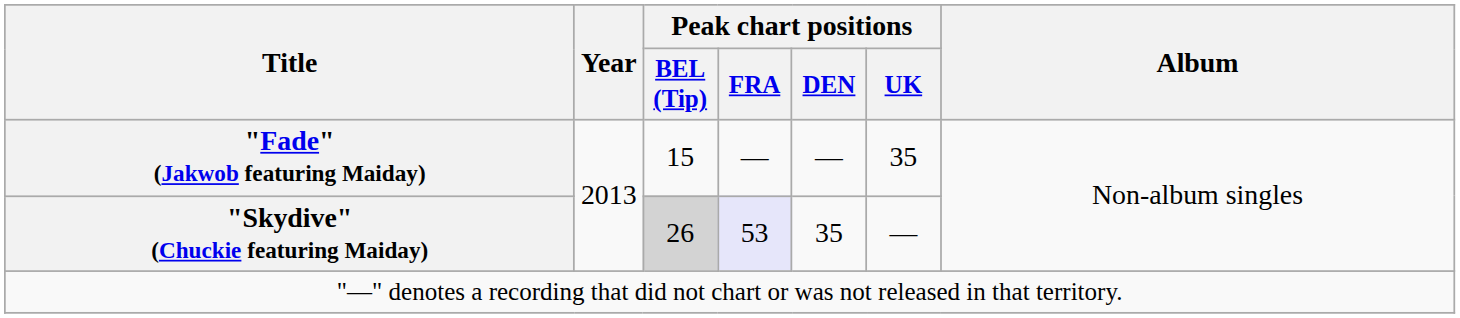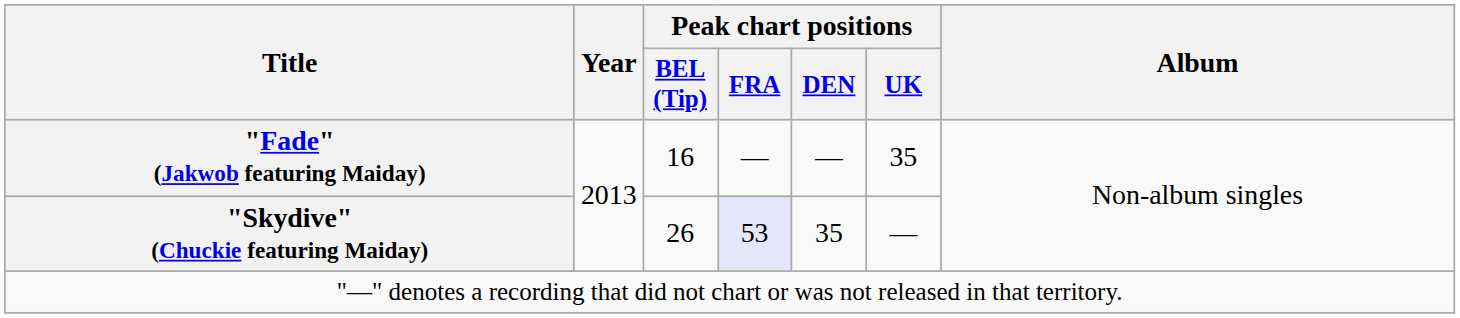(680, 157) 15 -> (680, 157) 16
(680, 232) lightgrey background -> (680, 232) no background
